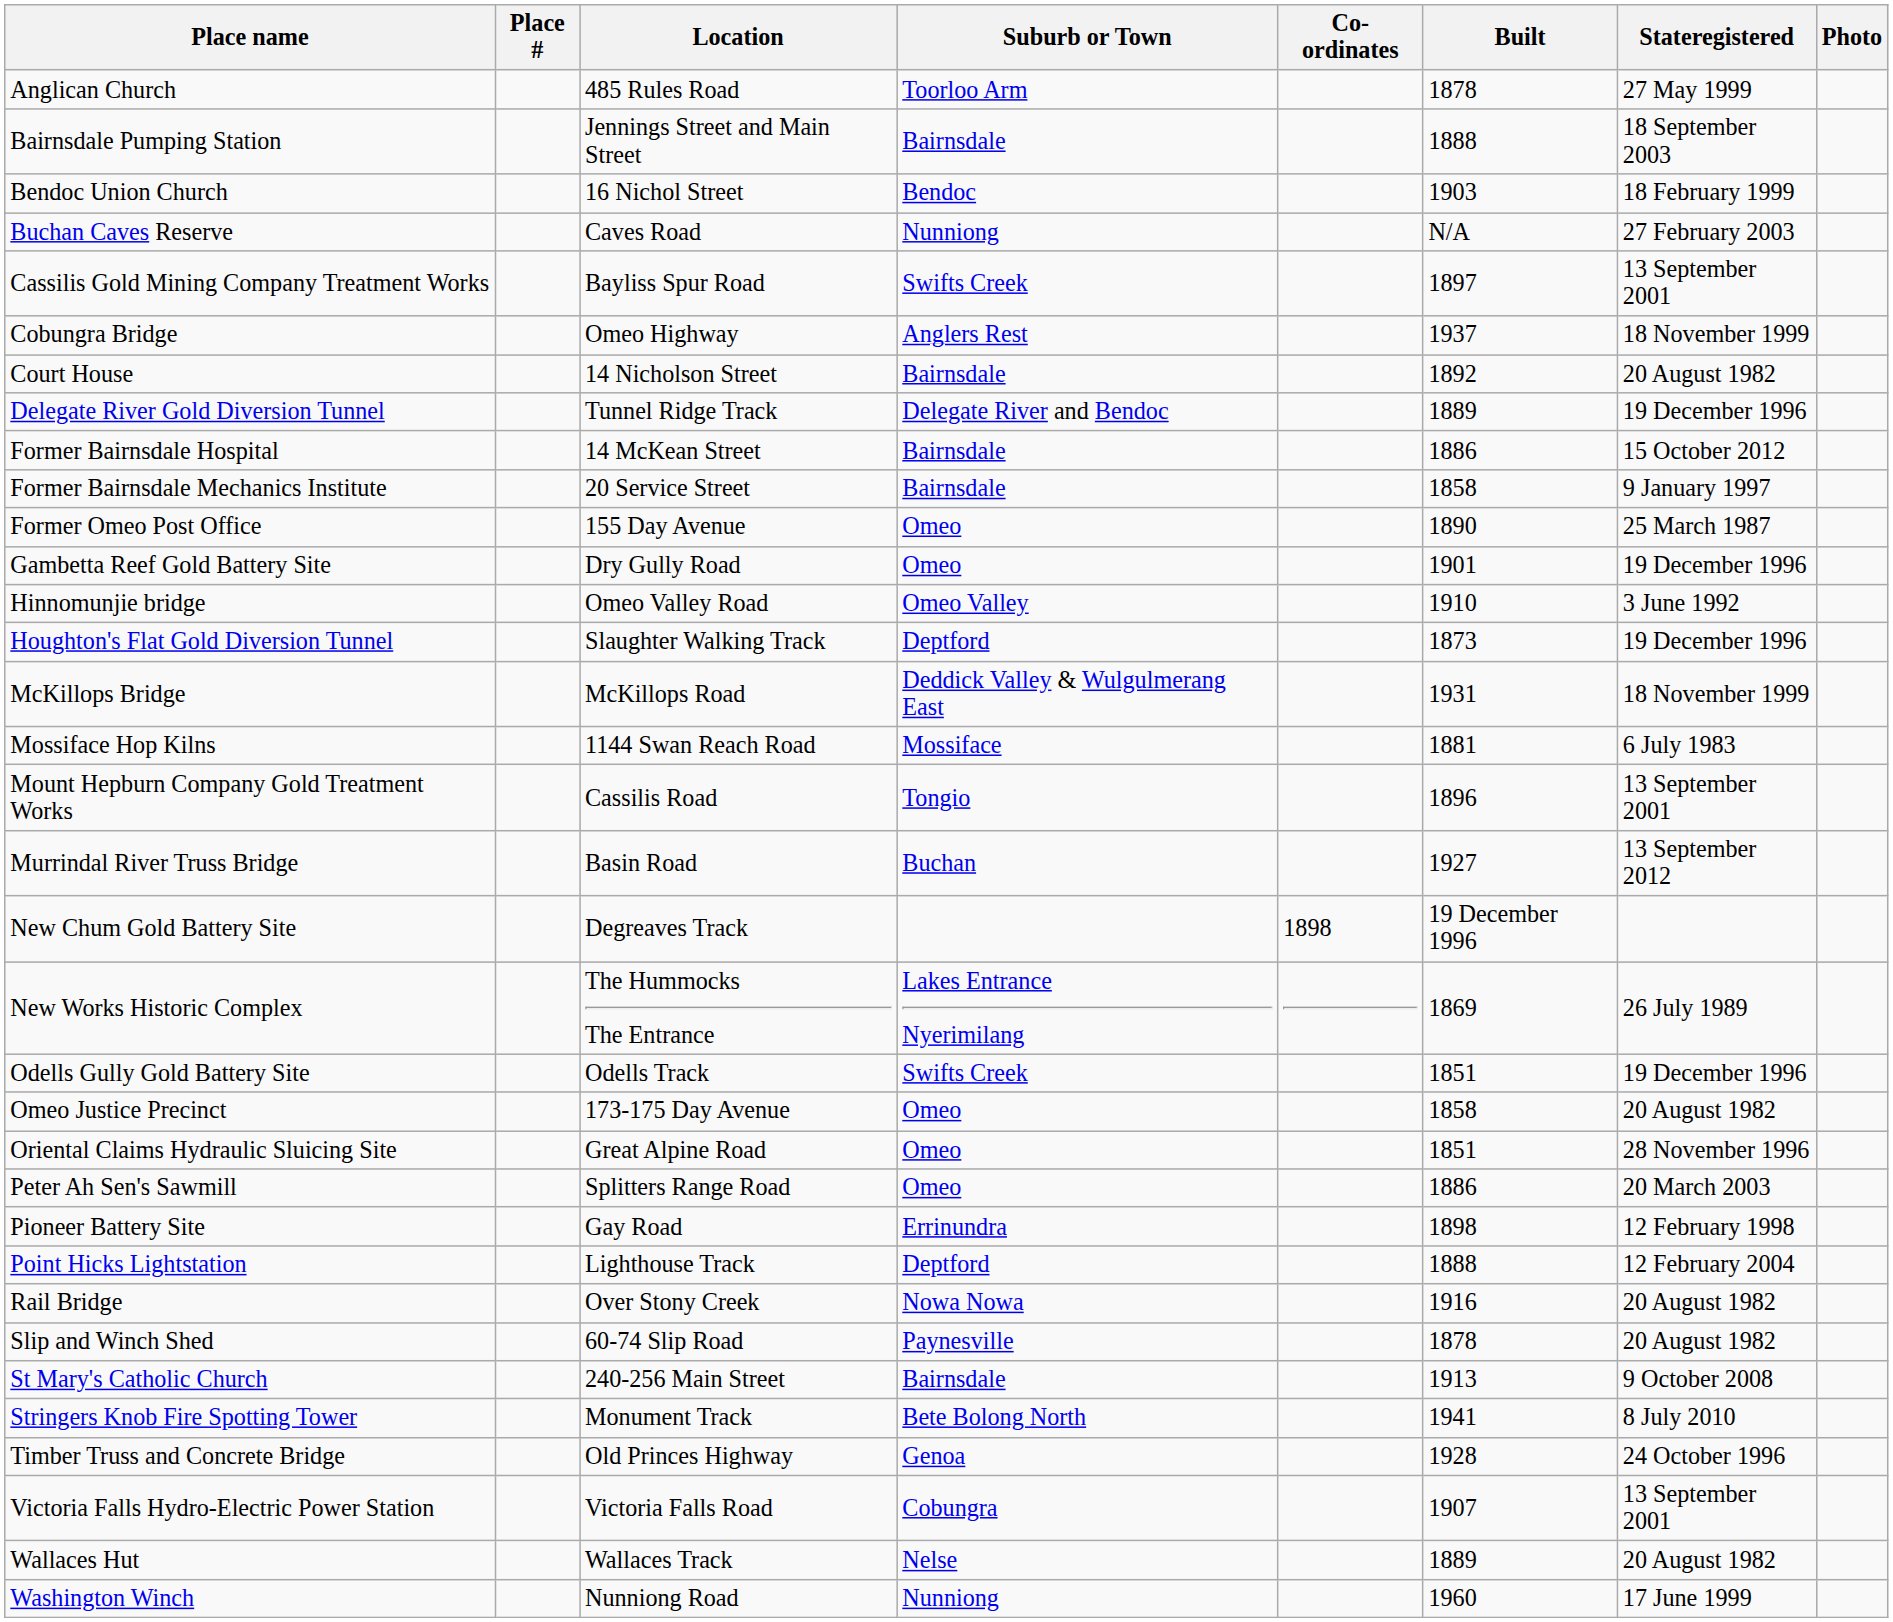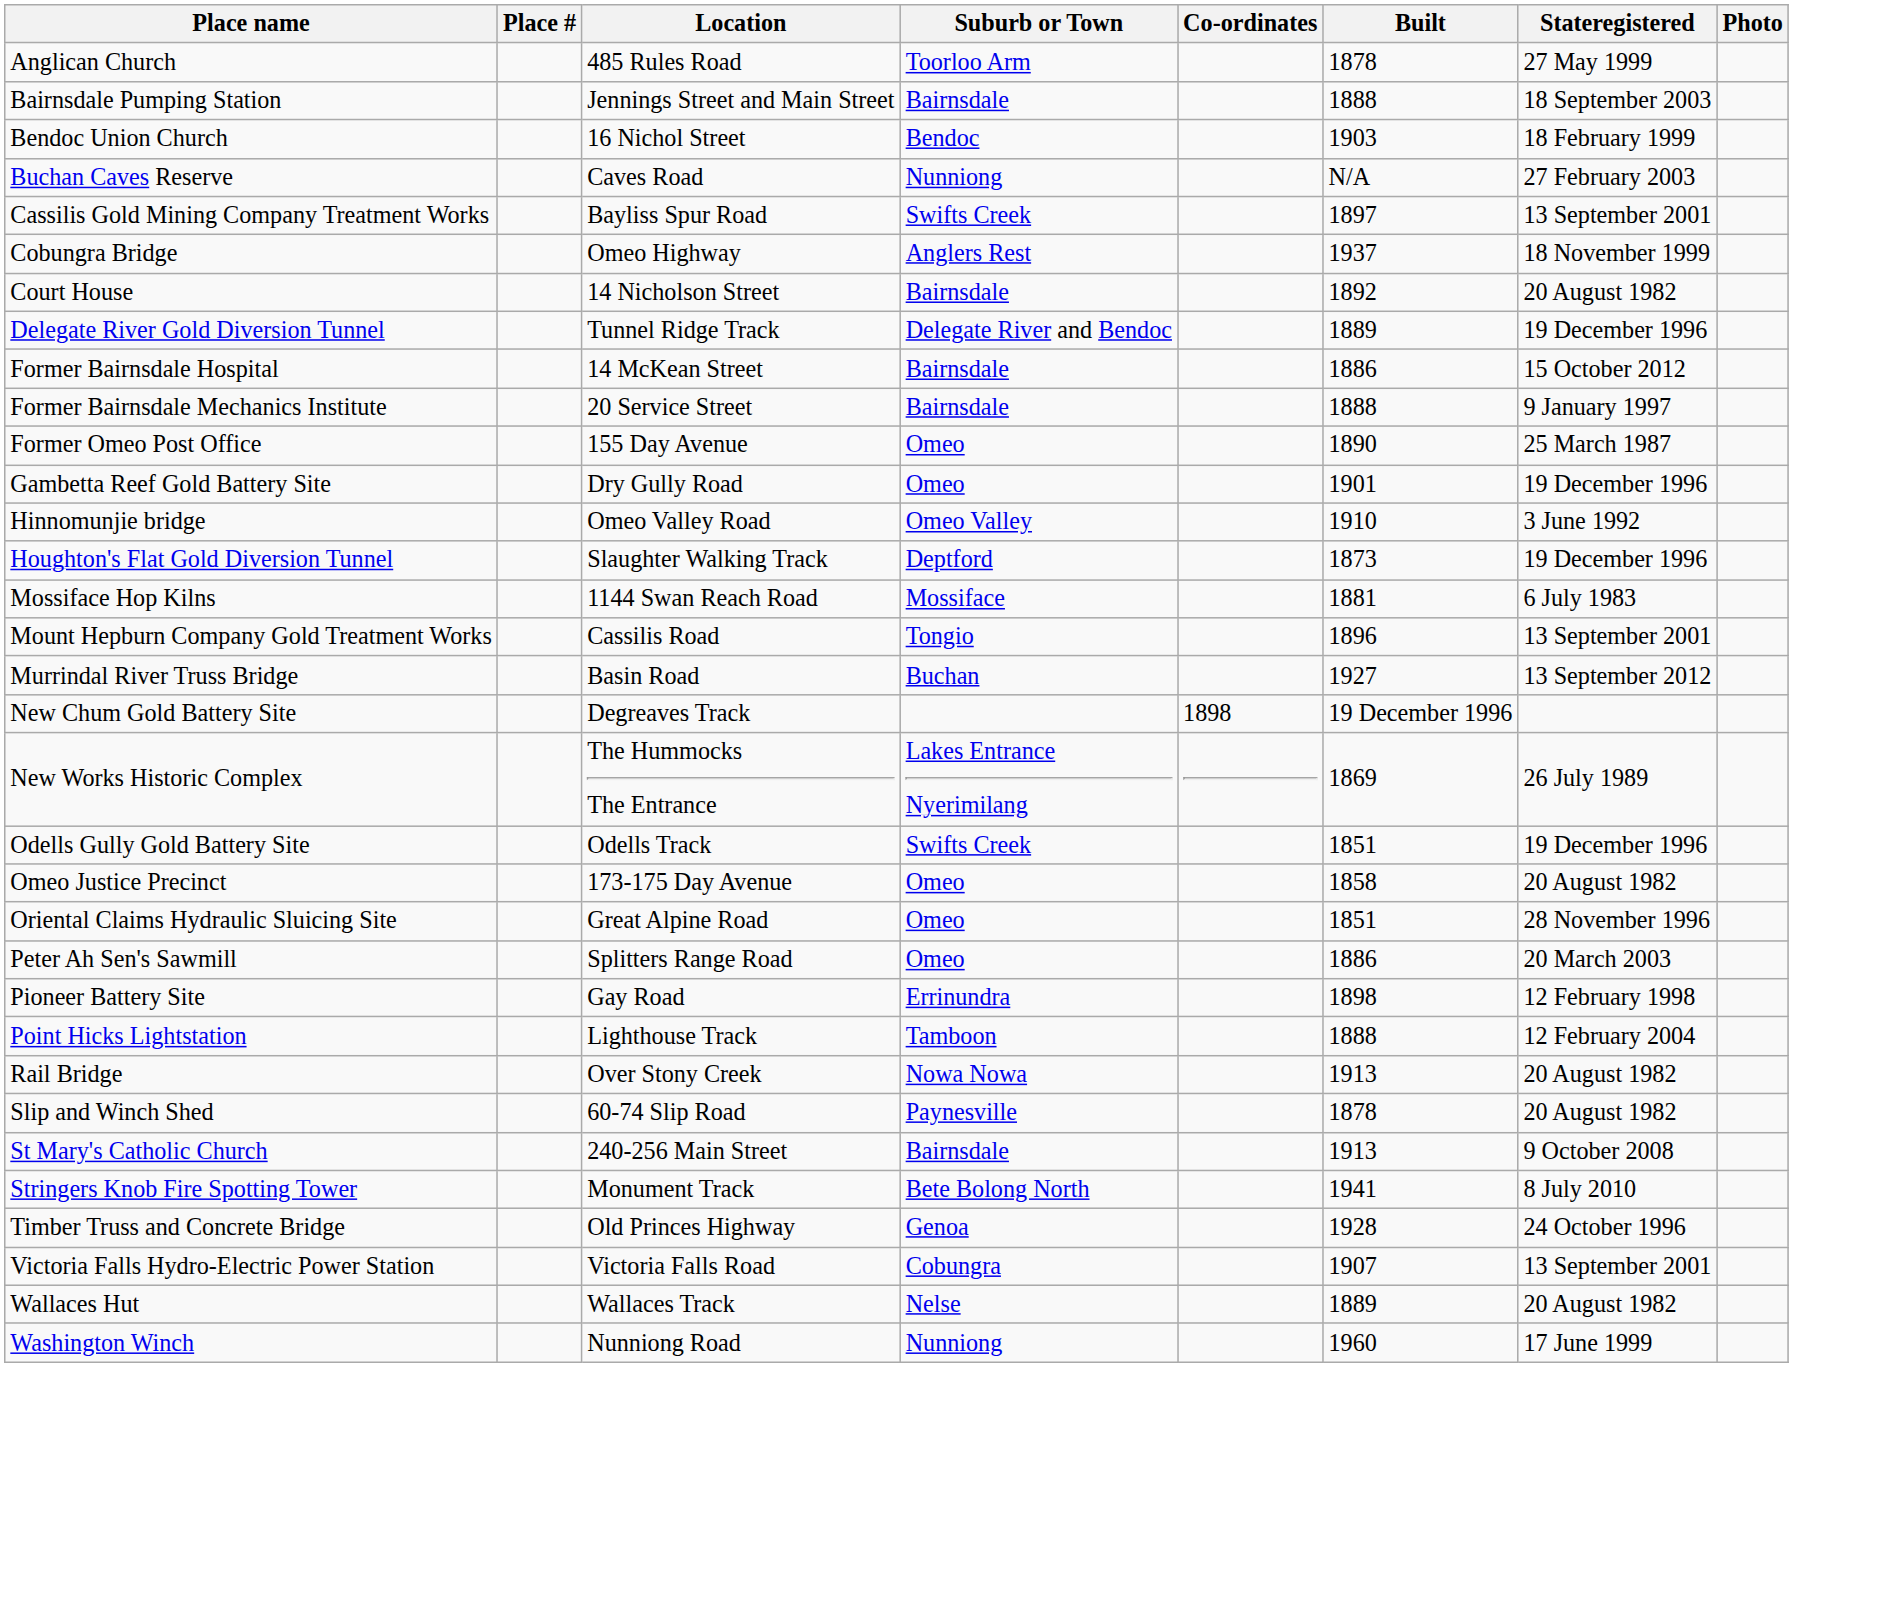(1453, 488) 1858 -> (1353, 406) 1888
- row: (98, 693)
(946, 1264) Deptford -> (951, 1035) Tamboon
(1453, 1302) 1916 -> (1353, 1074) 1913
